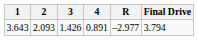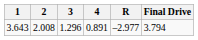(44, 27) 2.093 -> (44, 27) 2.008
(70, 27) 1.426 -> (70, 27) 1.296
